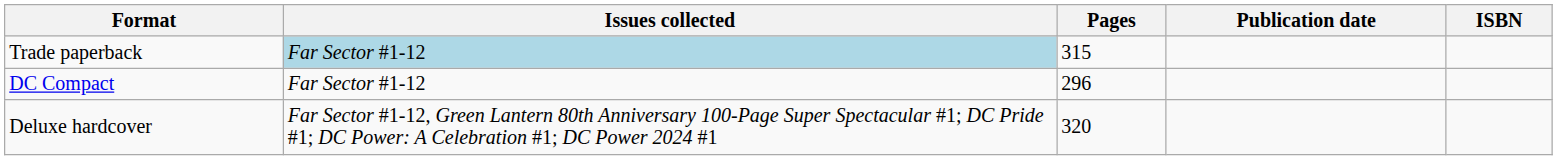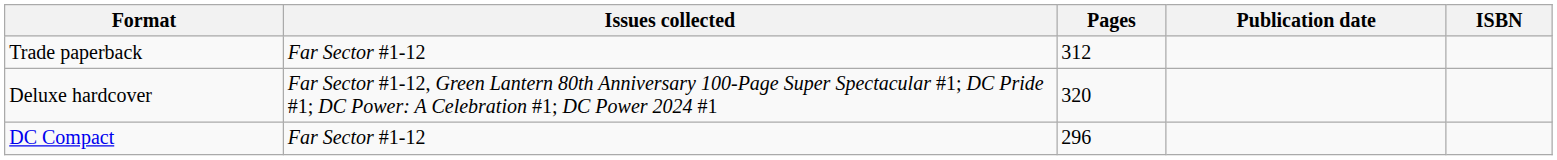(357, 52) lightblue background -> (357, 52) no background
(1076, 52) 315 -> (1076, 52) 312
rows swapped: (62, 83) <-> (81, 126)
